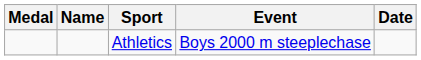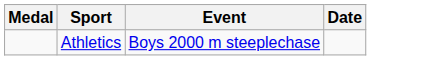- column: (83, 17)
